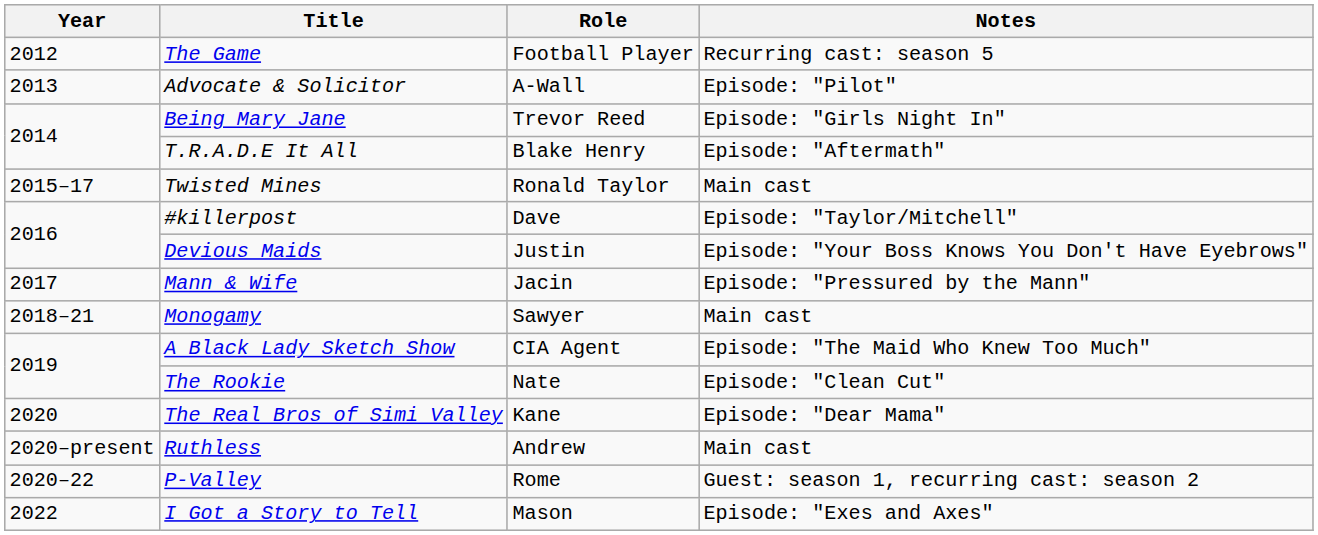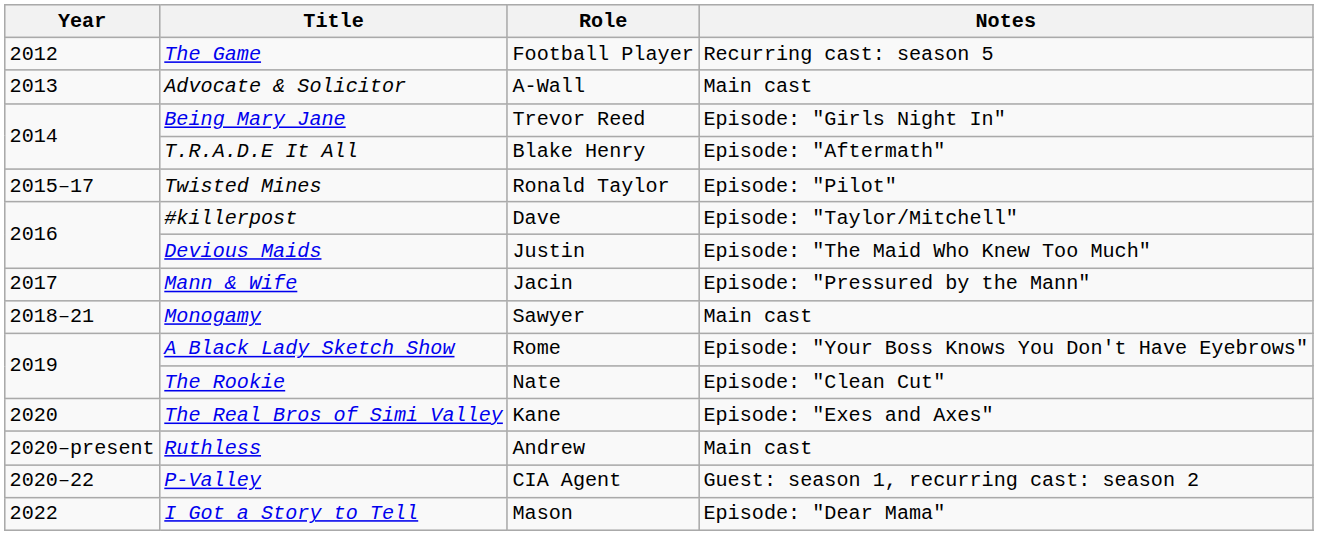(800, 87) Episode: "Pilot" -> (758, 87) Main cast
(758, 185) Main cast -> (800, 185) Episode: "Pilot"
(1006, 251) Episode: "Your Boss Knows You Don't Have Eyebrows" -> (927, 251) Episode: "The Maid Who Knew Too Much"
(567, 350) CIA Agent -> (537, 350) Rome
(927, 350) Episode: "The Maid Who Knew Too Much" -> (1006, 350) Episode: "Your Boss Knows You Don't Have Eyebrows"
(824, 415) Episode: "Dear Mama" -> (849, 415) Episode: "Exes and Axes"
(537, 481) Rome -> (567, 481) CIA Agent
(849, 514) Episode: "Exes and Axes" -> (824, 514) Episode: "Dear Mama"
